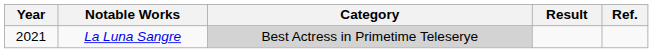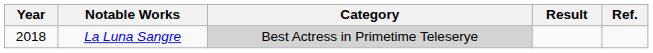(31, 36) 2021 -> (31, 36) 2018
